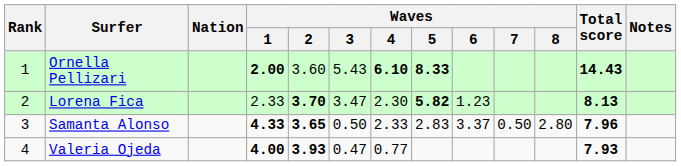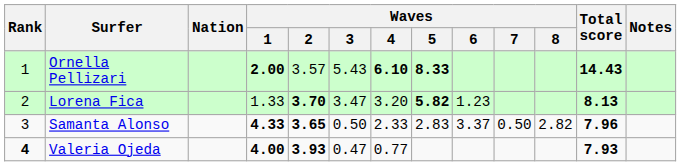(309, 71) 3.60 -> (309, 71) 3.57
(268, 103) 2.33 -> (268, 103) 1.33
(391, 103) 2.30 -> (391, 103) 3.20
(556, 126) 2.80 -> (556, 126) 2.82
(25, 149) normal -> (25, 149) bold
